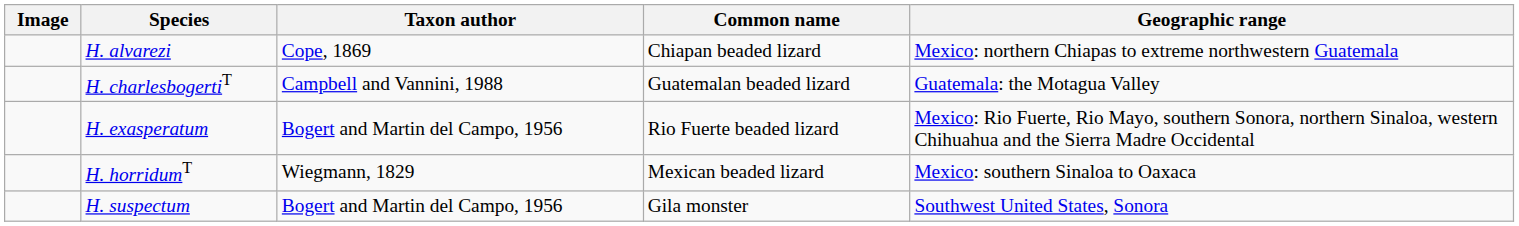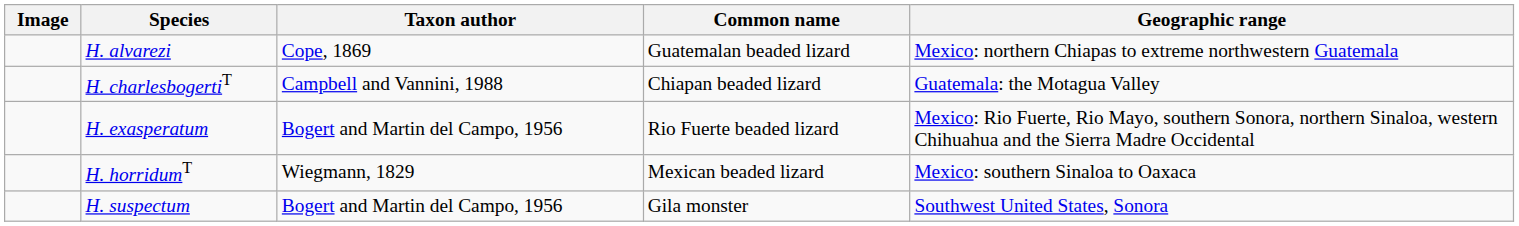(734, 50) Chiapan beaded lizard -> (749, 50) Guatemalan beaded lizard
(749, 83) Guatemalan beaded lizard -> (734, 83) Chiapan beaded lizard
